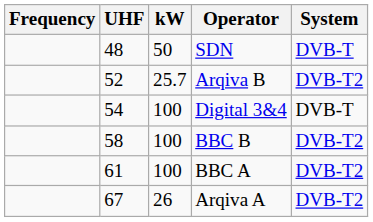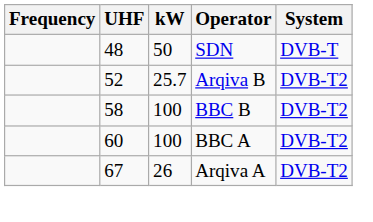- row: (241, 110)
(114, 170) 61 -> (114, 140) 60
